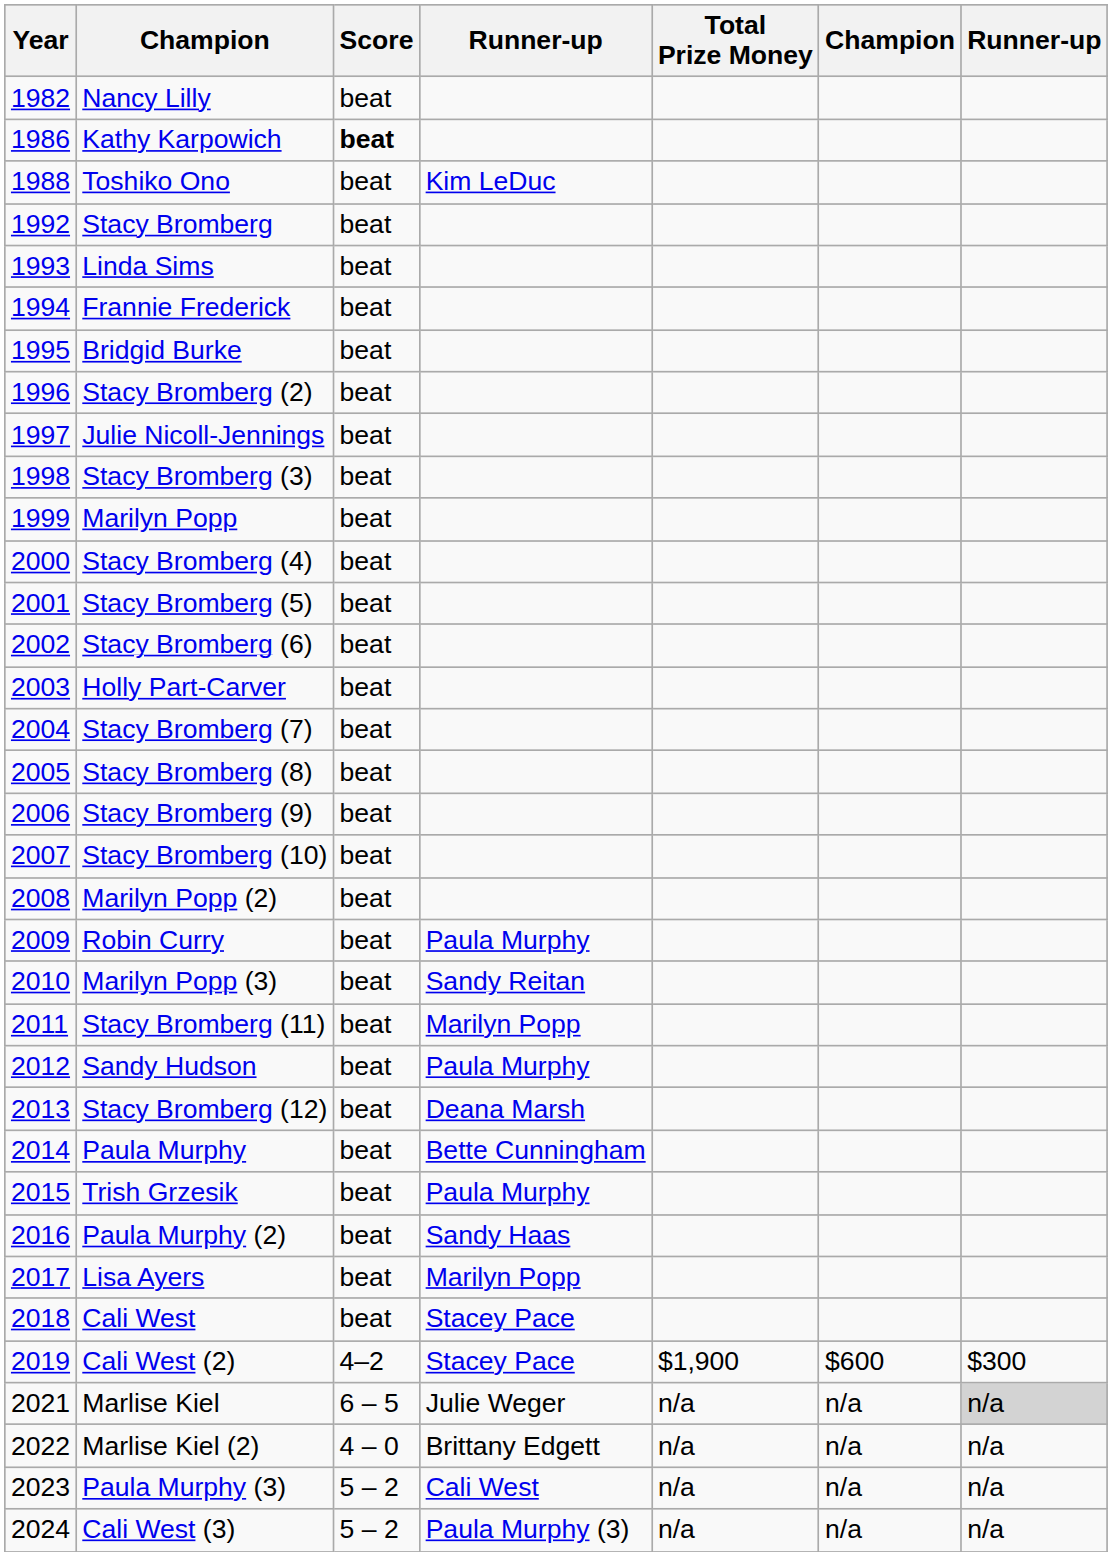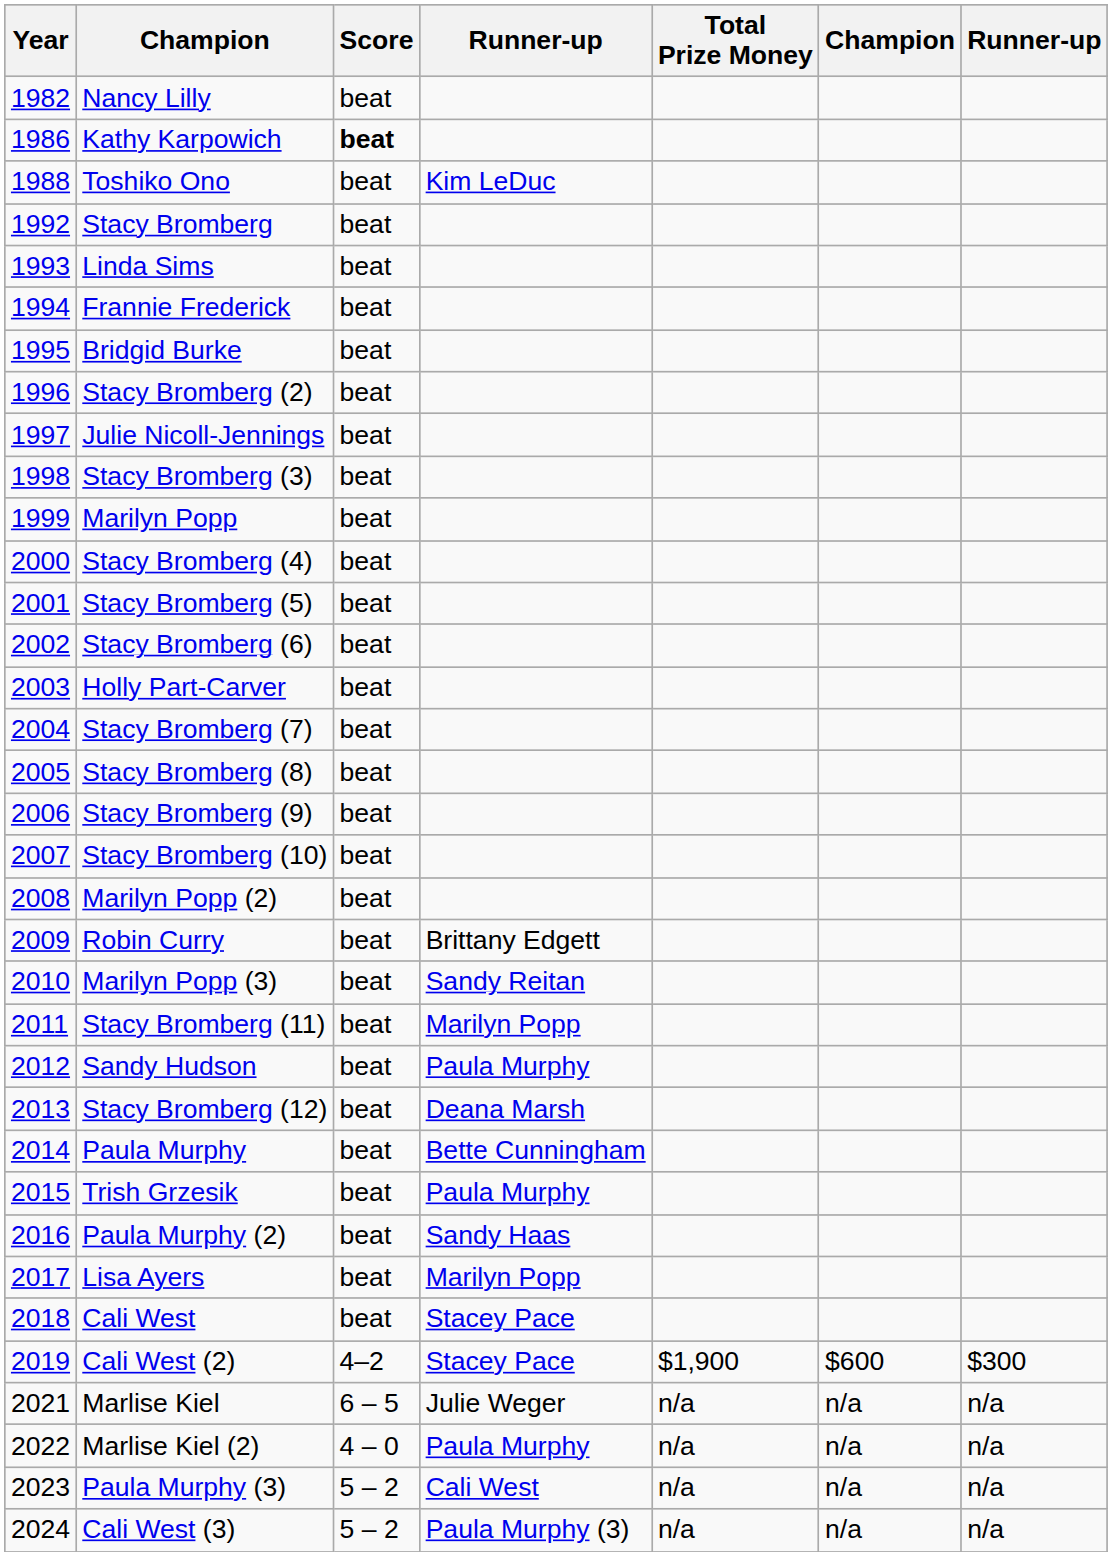(508, 940) Paula Murphy -> (513, 940) Brittany Edgett
(986, 1403) lightgrey background -> (986, 1403) no background
(513, 1445) Brittany Edgett -> (508, 1445) Paula Murphy
